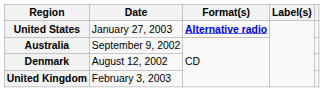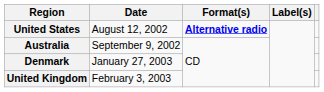(132, 29) January 27, 2003 -> (130, 29) August 12, 2002
(130, 62) August 12, 2002 -> (132, 62) January 27, 2003
